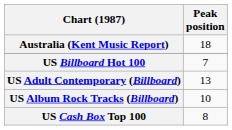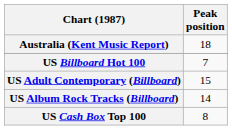(205, 80) 13 -> (205, 80) 15
(205, 98) 10 -> (205, 98) 14
